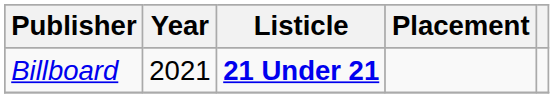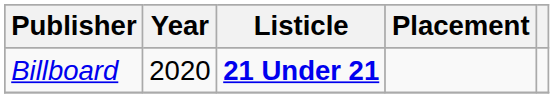(180, 69) 2021 -> (180, 69) 2020
